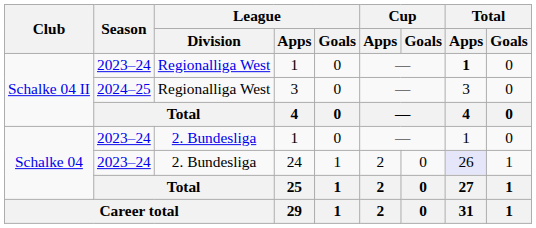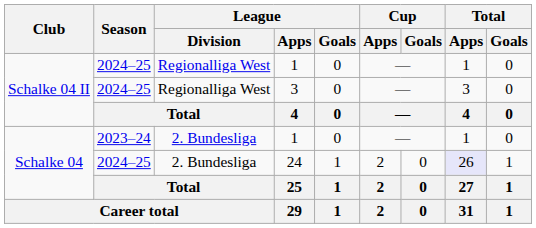(124, 65) 2023–24 -> (124, 65) 2024–25
(466, 65) bold -> (466, 65) normal
(124, 162) 2023–24 -> (124, 162) 2024–25
